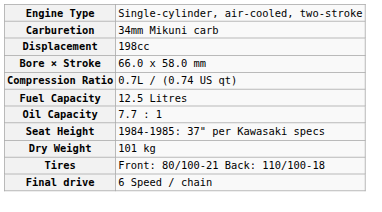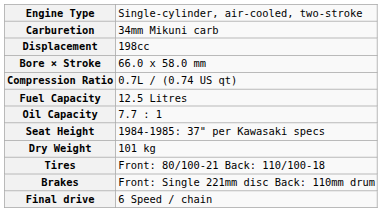+ row: (60, 182)
